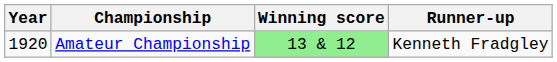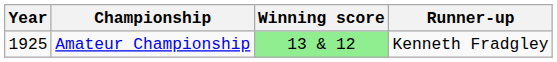(28, 44) 1920 -> (28, 44) 1925
